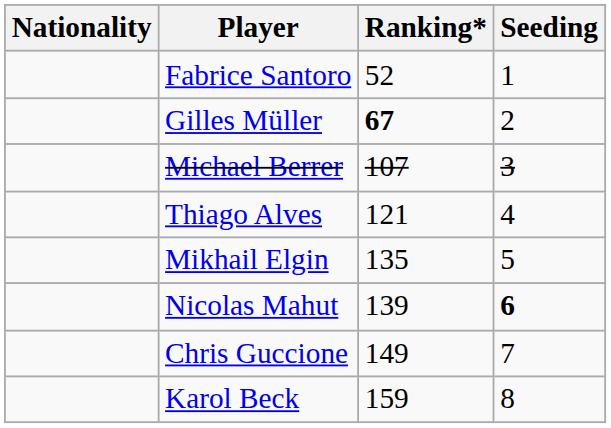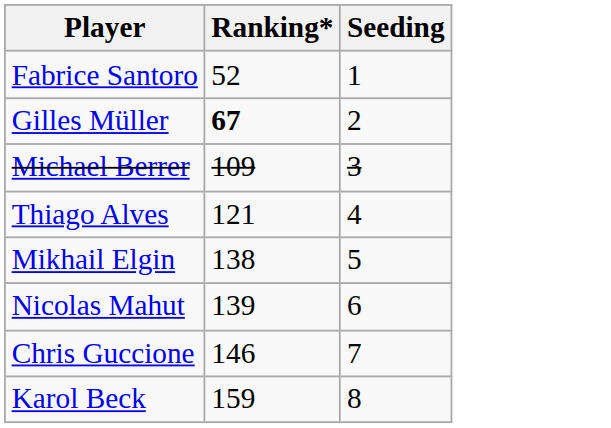- column: (82, 27)
(387, 167) 107 -> (233, 167) 109
(387, 259) 135 -> (233, 259) 138
(508, 306) bold -> (354, 306) normal
(387, 352) 149 -> (233, 352) 146
